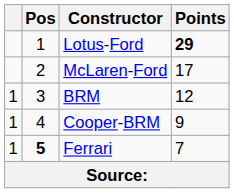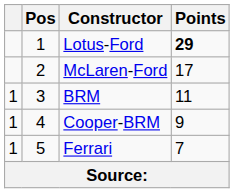(184, 97) 12 -> (184, 97) 11
(40, 149) bold -> (40, 149) normal
